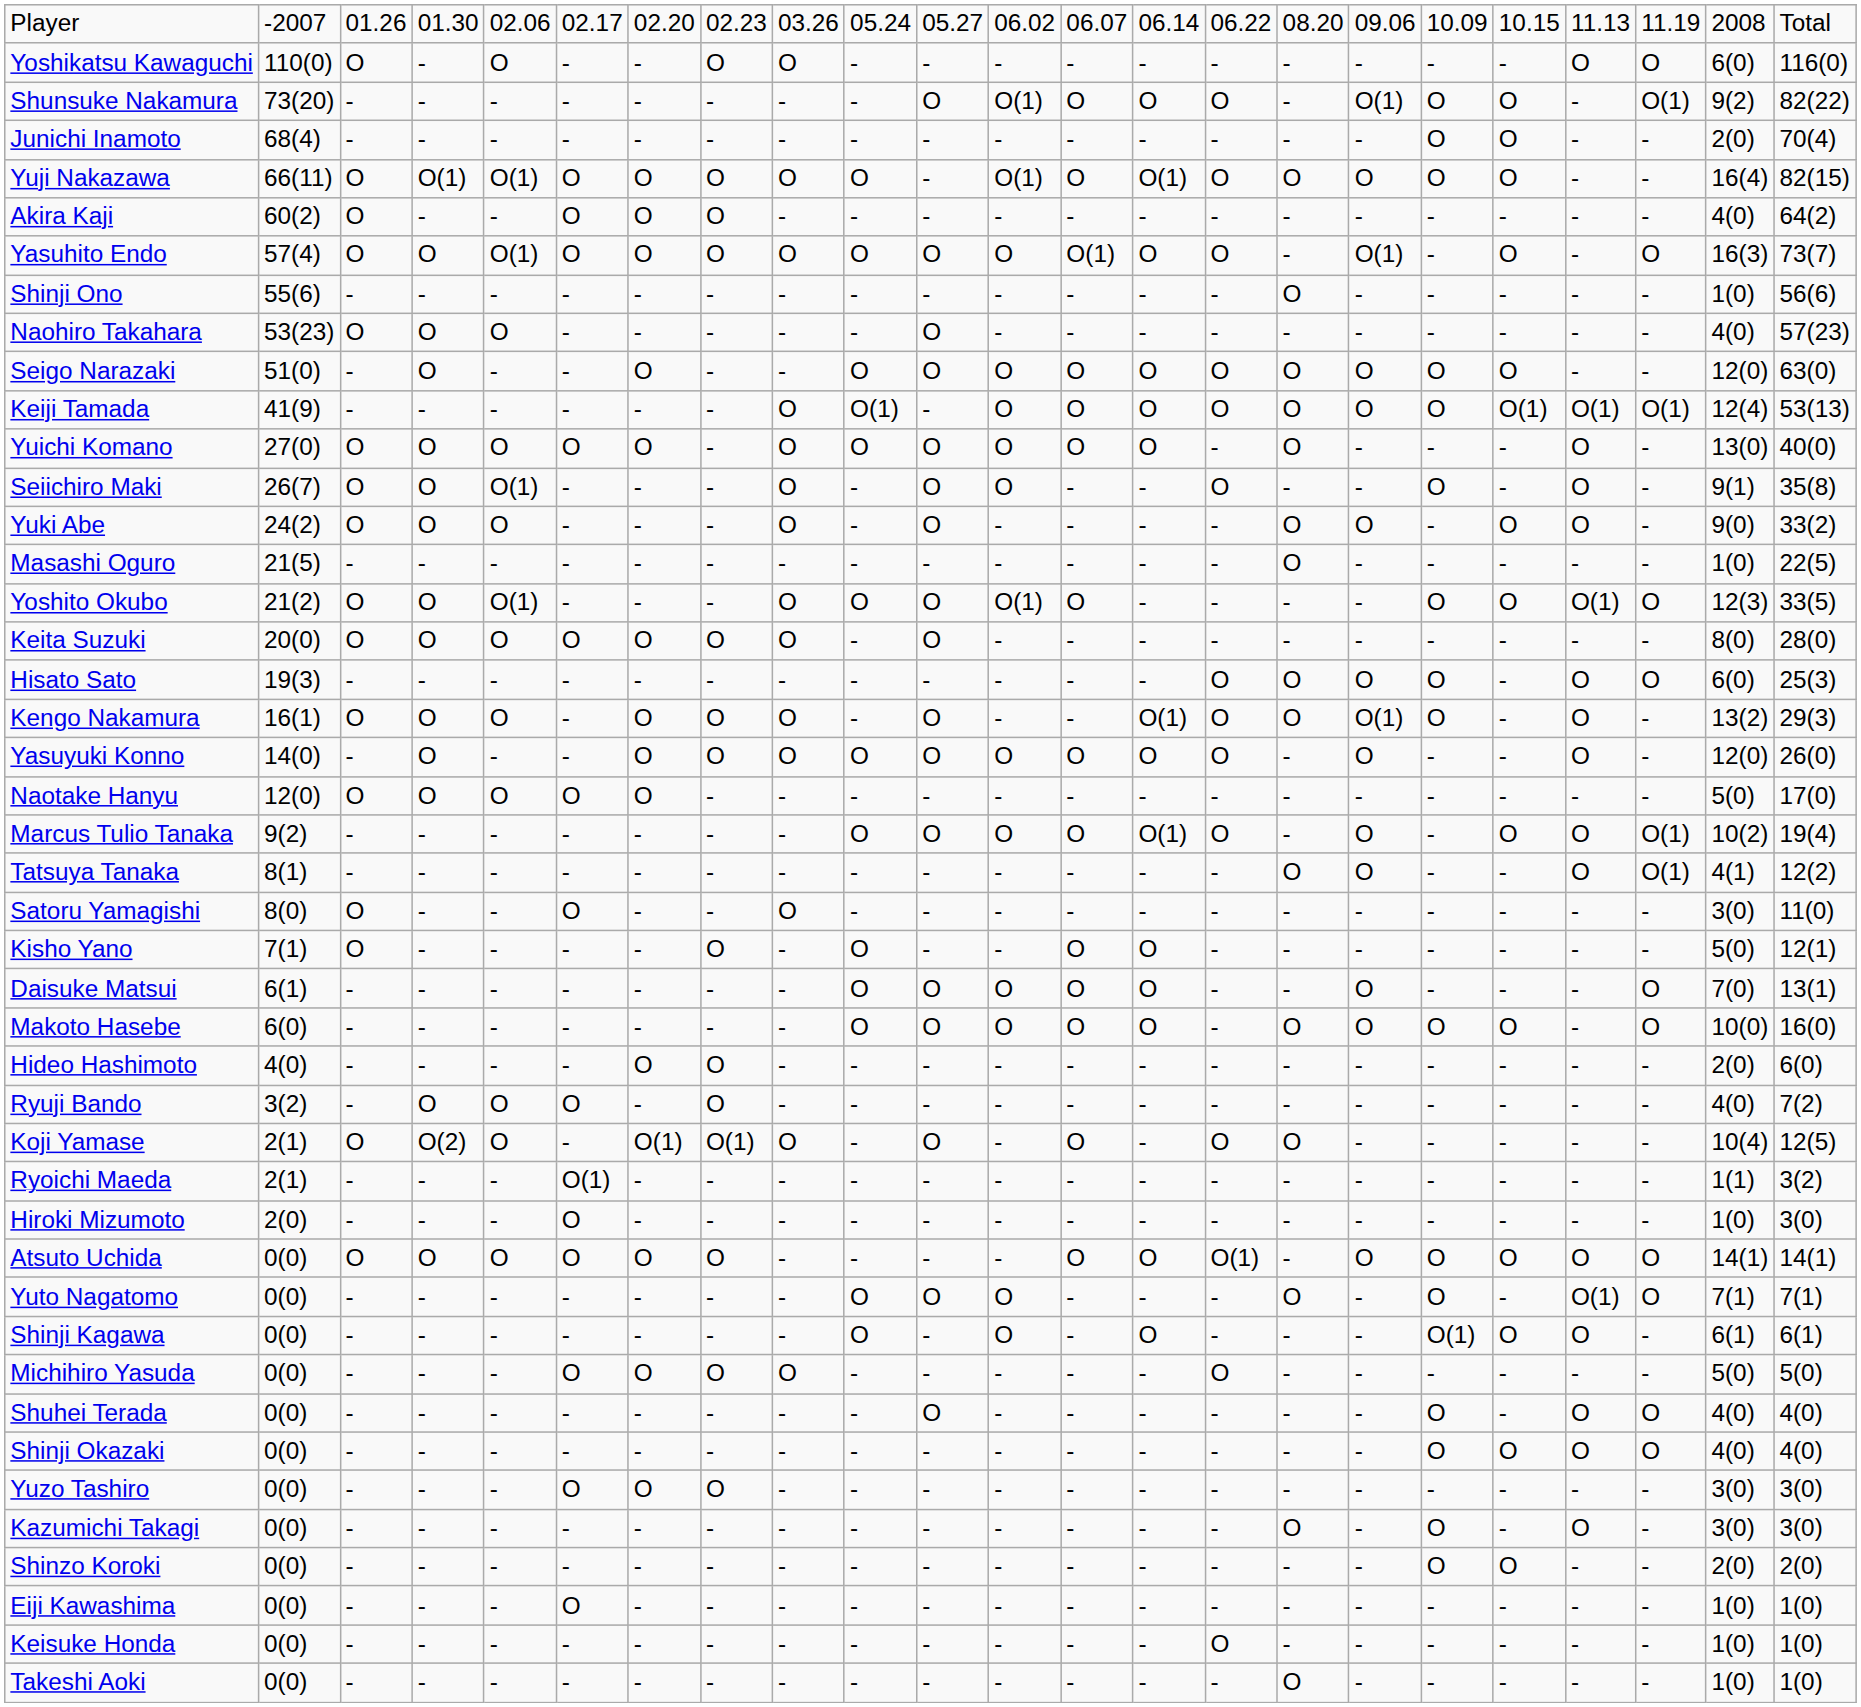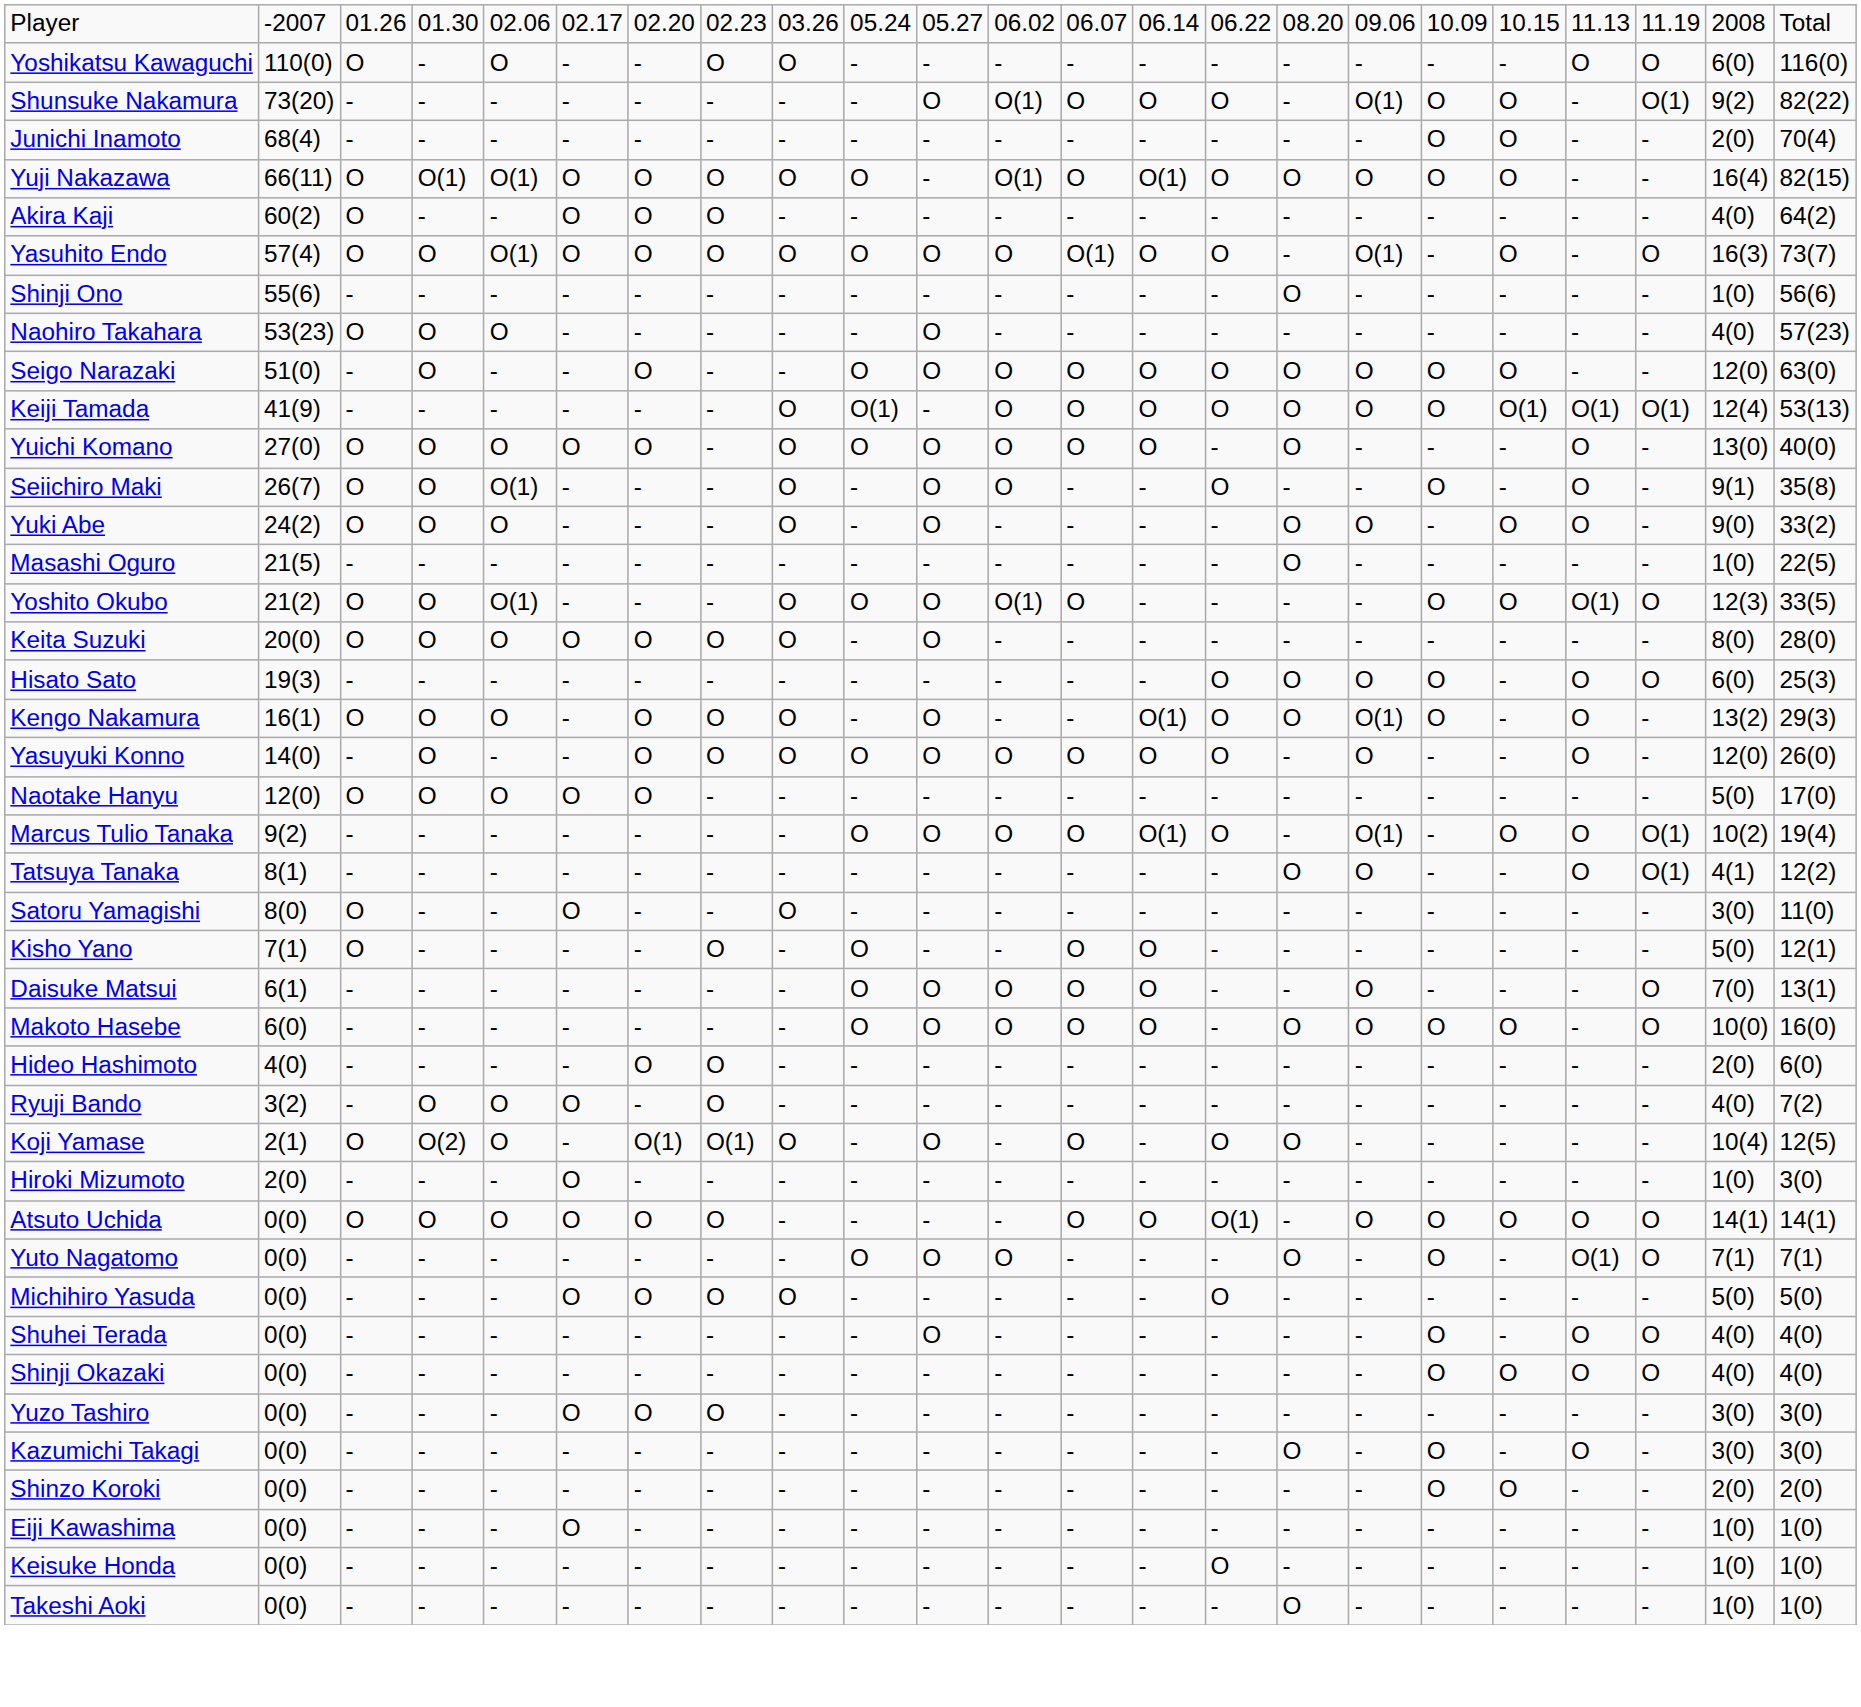(1364, 833) O -> (1379, 833) O(1)
- row: (91, 1180)
- row: (87, 1335)
